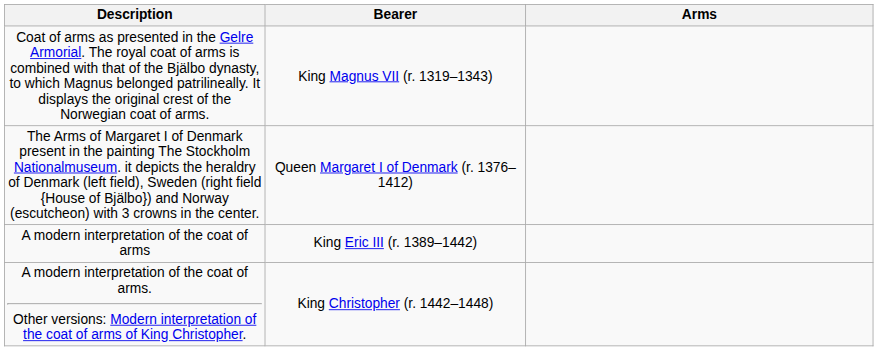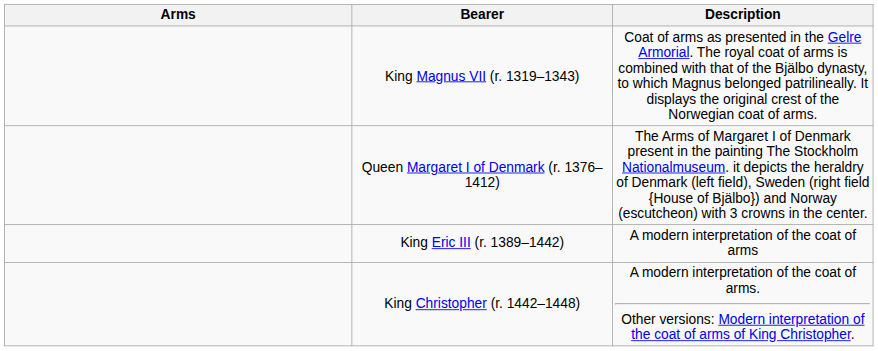columns swapped: (699, 15) <-> (135, 15)
